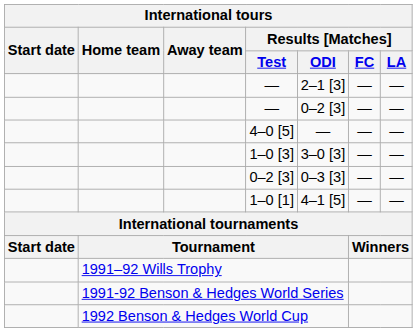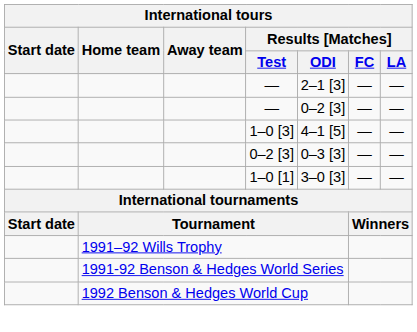- row: (121, 131)
(323, 154) 3–0 [3] -> (323, 131) 4–1 [5]
(323, 200) 4–1 [5] -> (323, 177) 3–0 [3]
